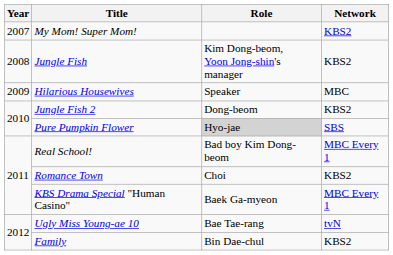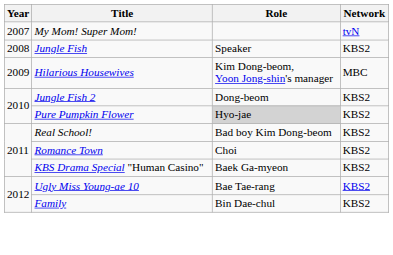(338, 31) KBS2 -> (351, 31) tvN
(244, 61) Kim Dong-beom, Yoon Jong-shin's manager -> (233, 48) Speaker
(222, 91) Speaker -> (274, 72) Kim Dong-beom, Yoon Jong-shin's manager
(334, 127) SBS -> (356, 114) KBS2
(351, 151) MBC Every 1 -> (356, 132) KBS2
(351, 199) MBC Every 1 -> (356, 168) KBS2
(332, 223) tvN -> (356, 185) KBS2
